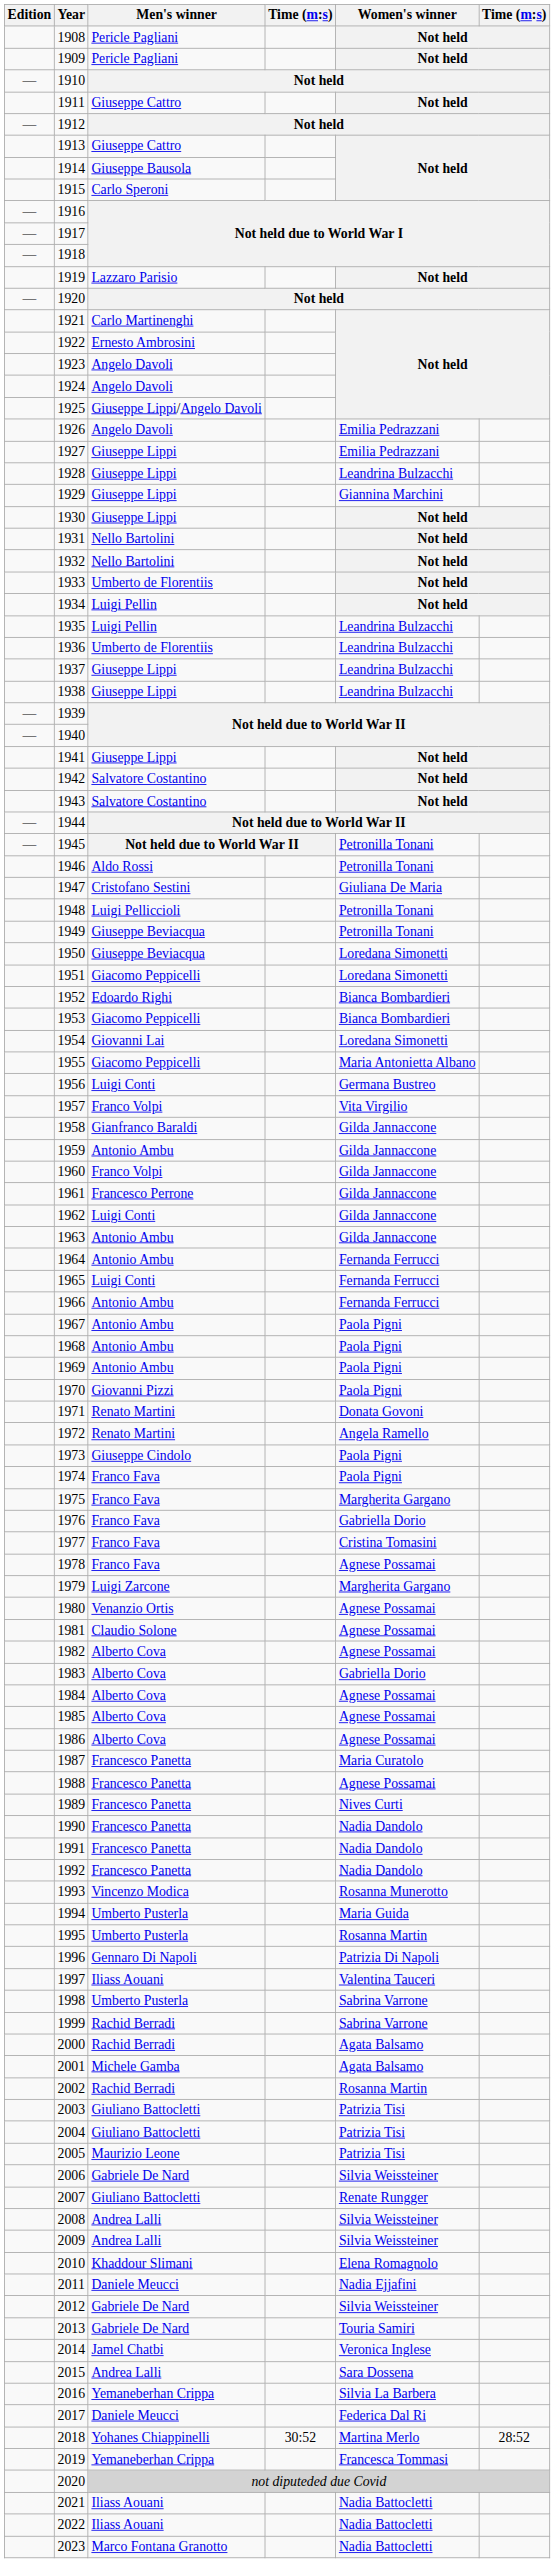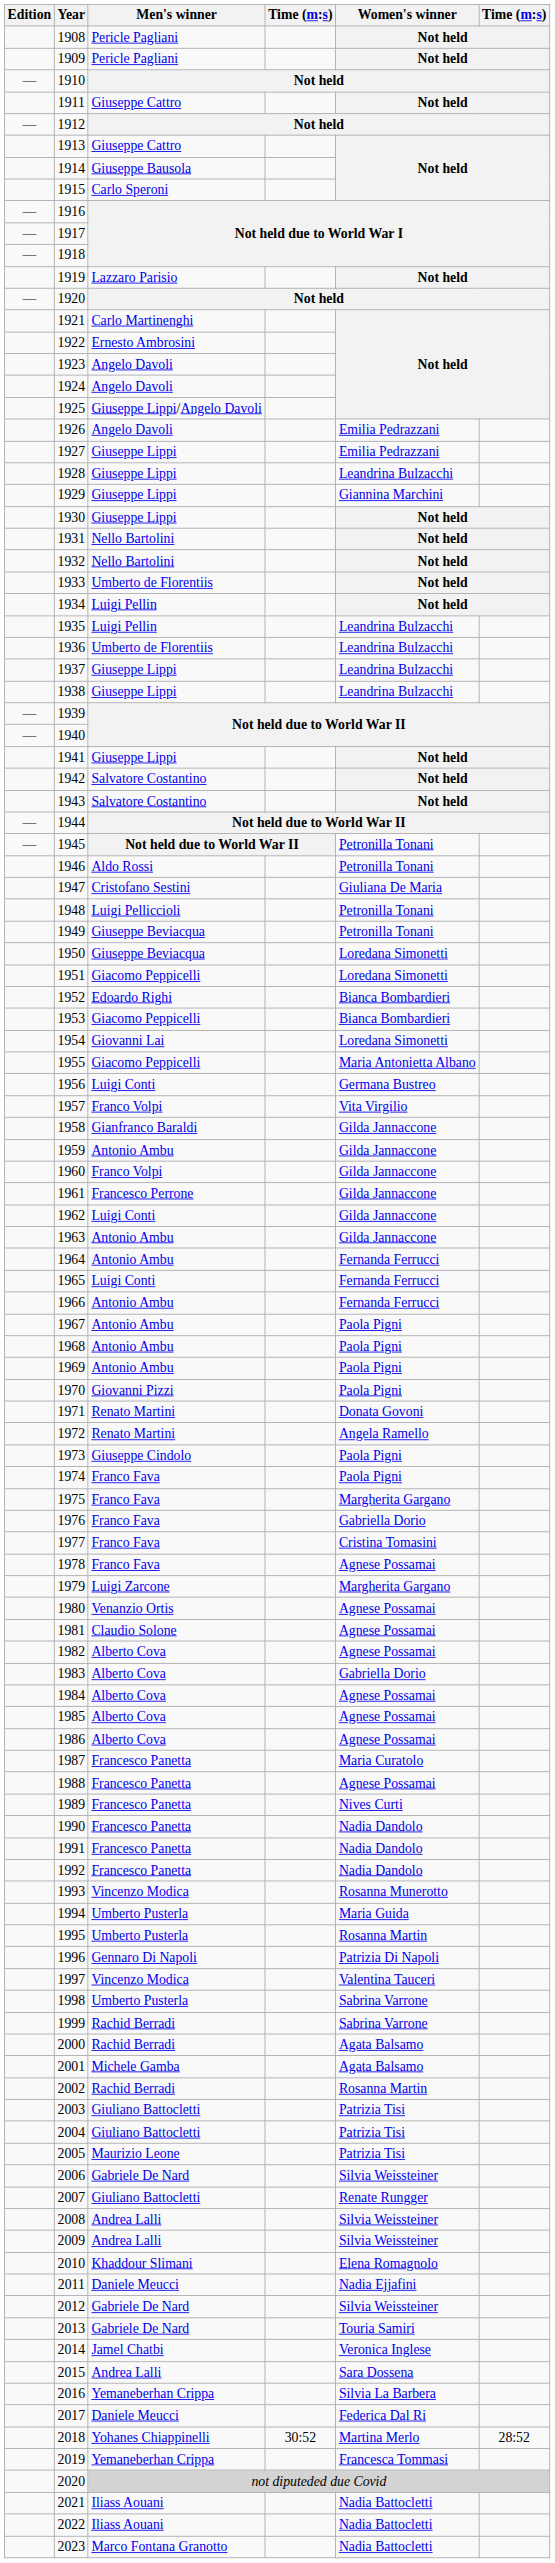(128, 1979) Iliass Aouani -> (140, 1979) Vincenzo Modica
